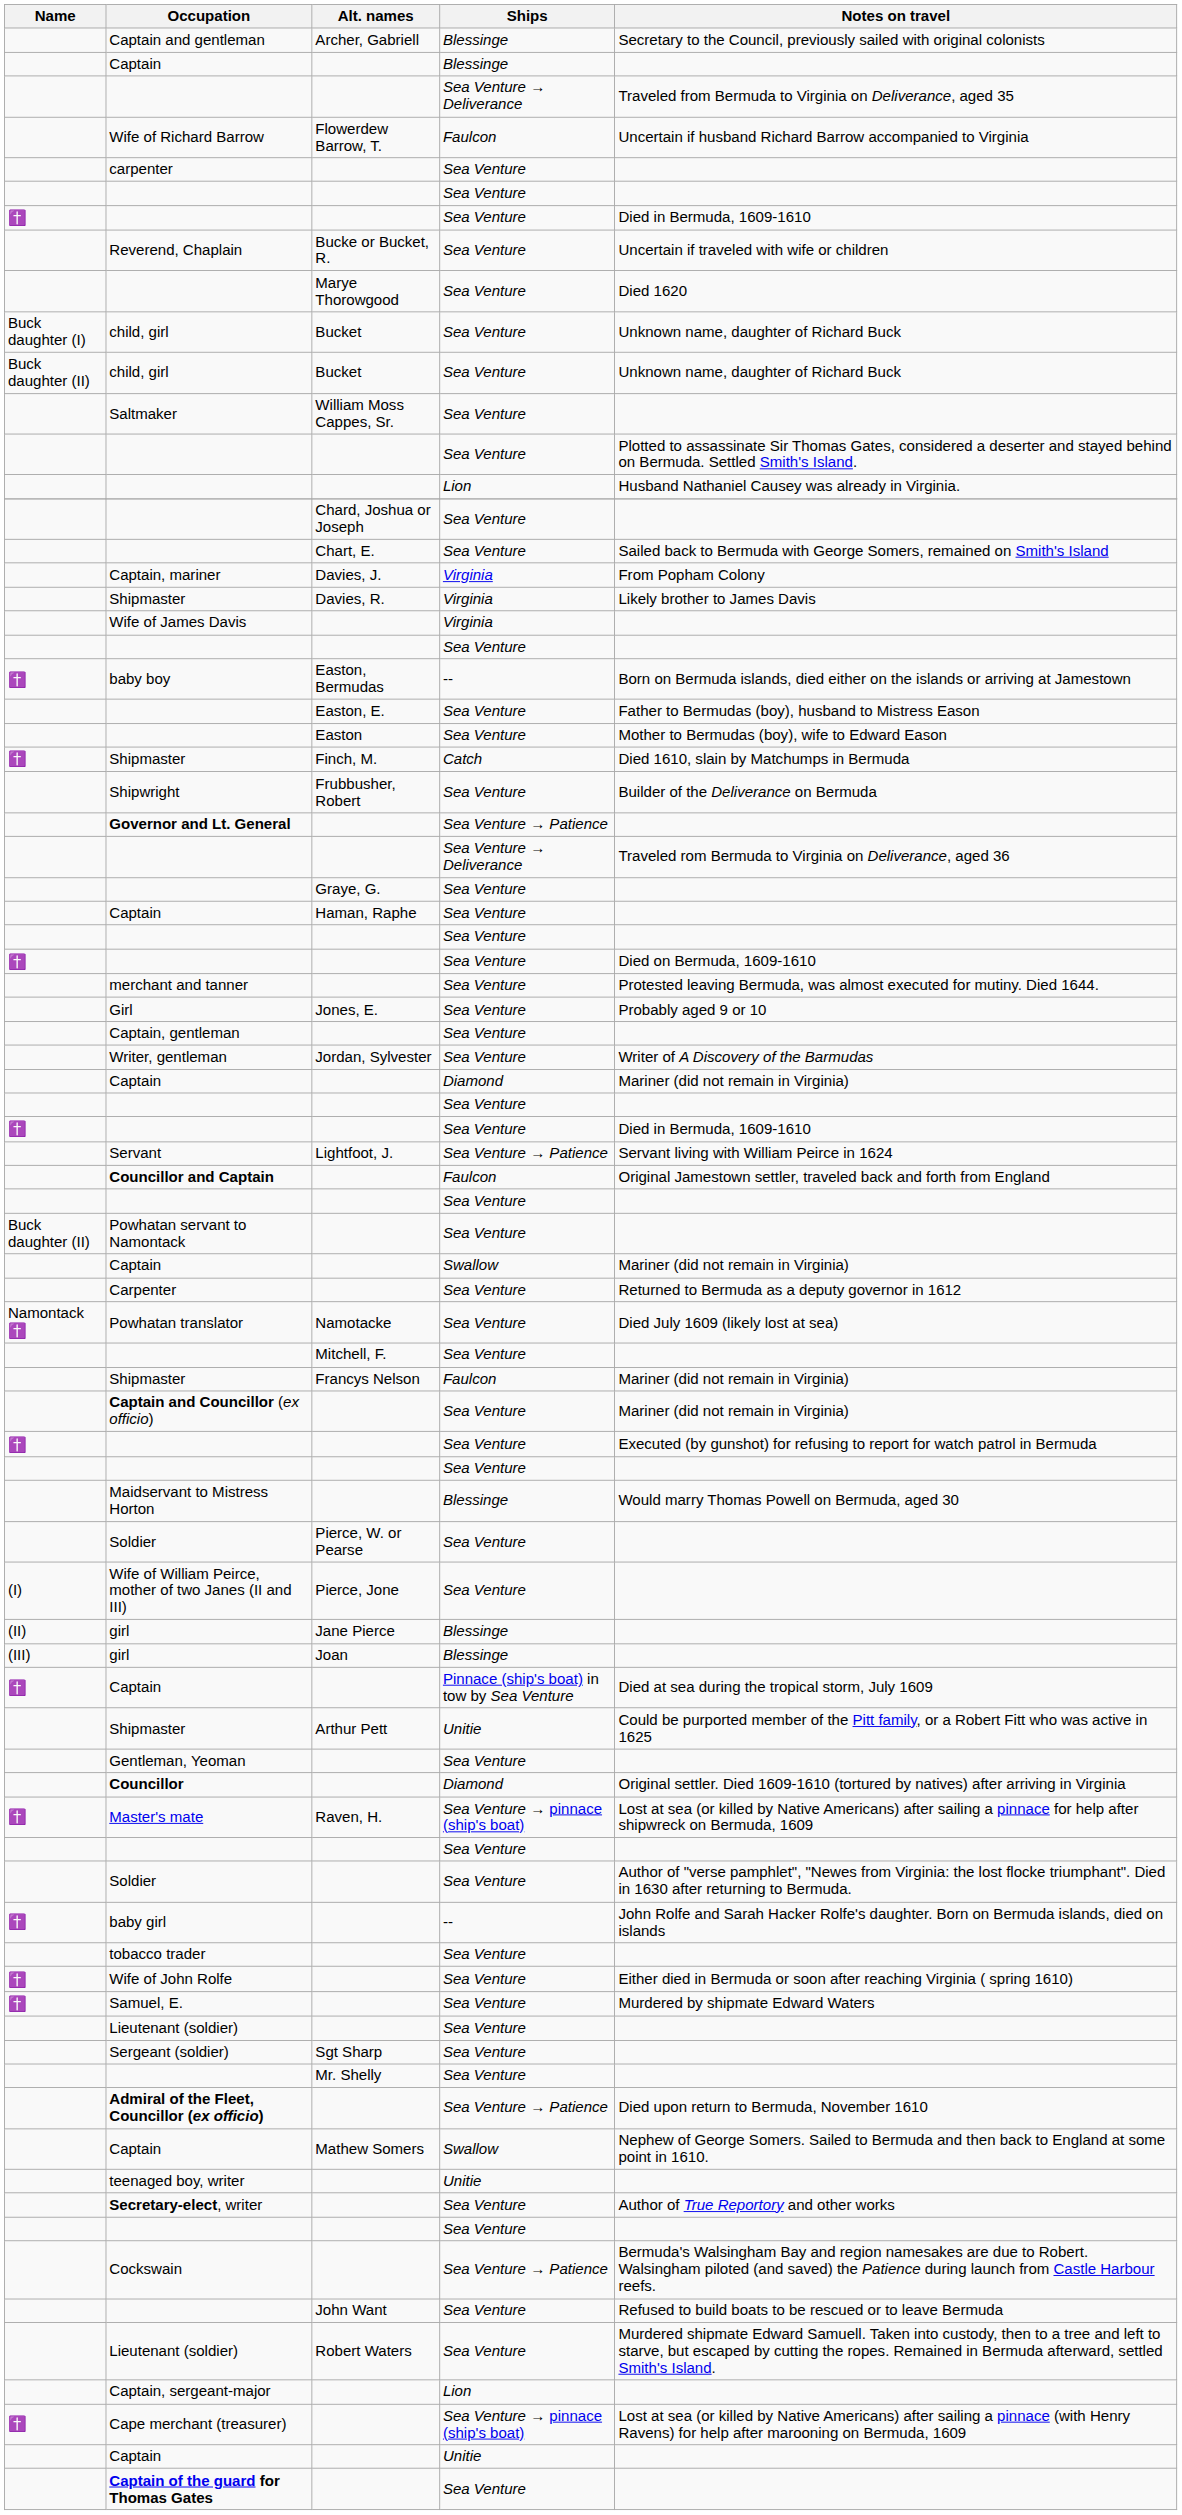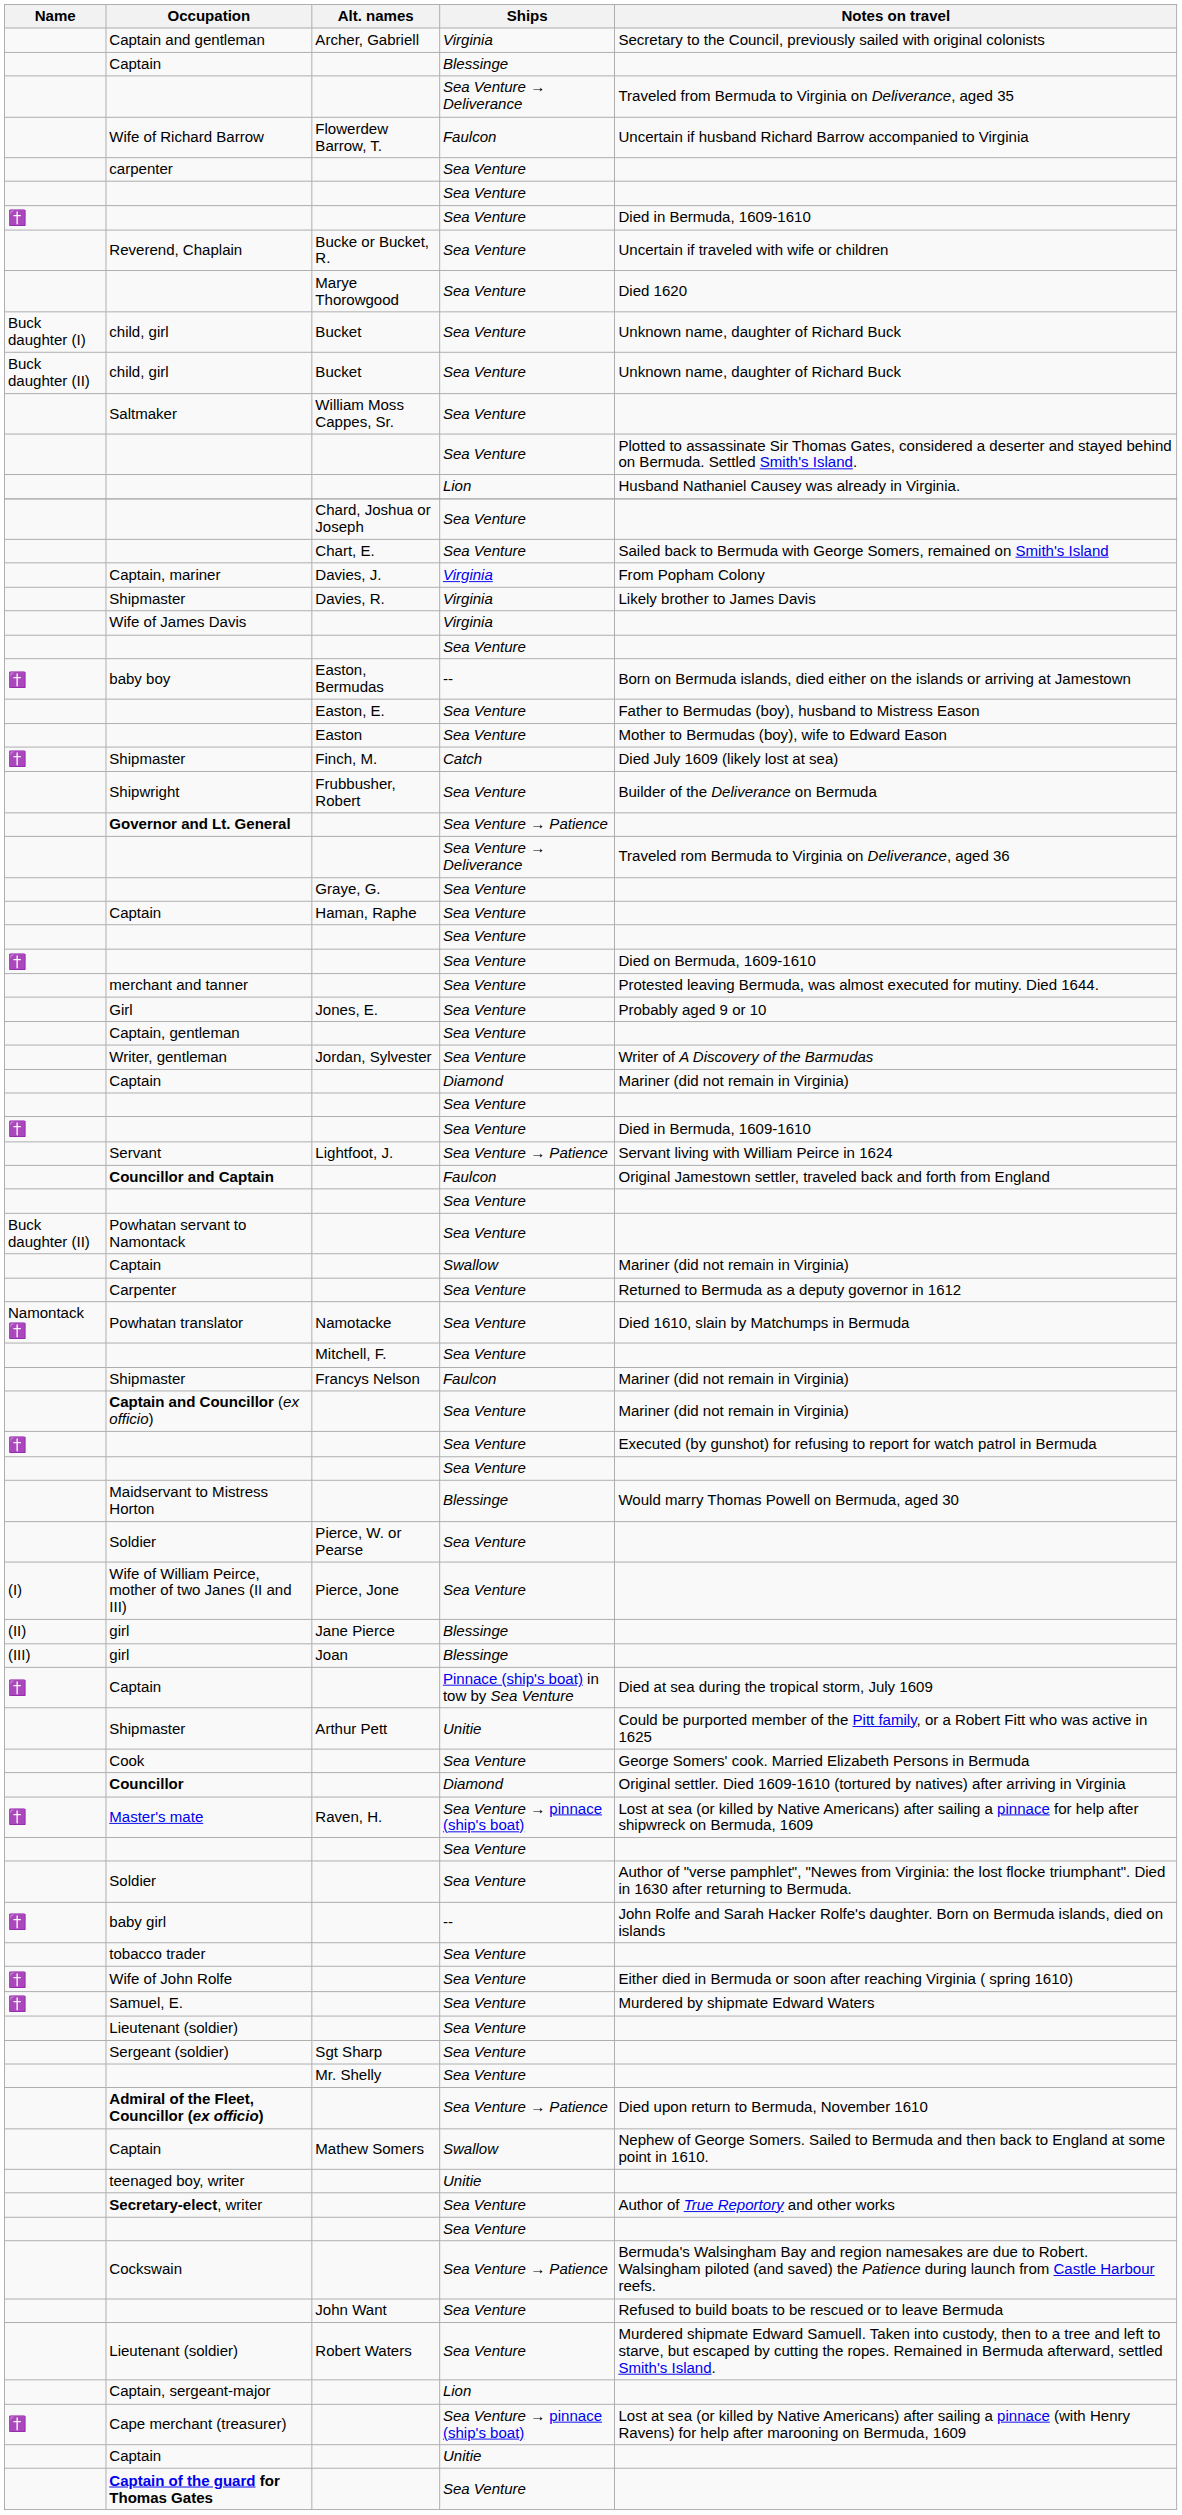(476, 40) Blessinge -> (468, 40) Virginia
(764, 759) Died 1610, slain by Matchumps in Bermuda -> (728, 759) Died July 1609 (likely lost at sea)
(728, 1322) Died July 1609 (likely lost at sea) -> (764, 1322) Died 1610, slain by Matchumps in Bermuda
+ row: (127, 1760)
- row: (177, 1760)
